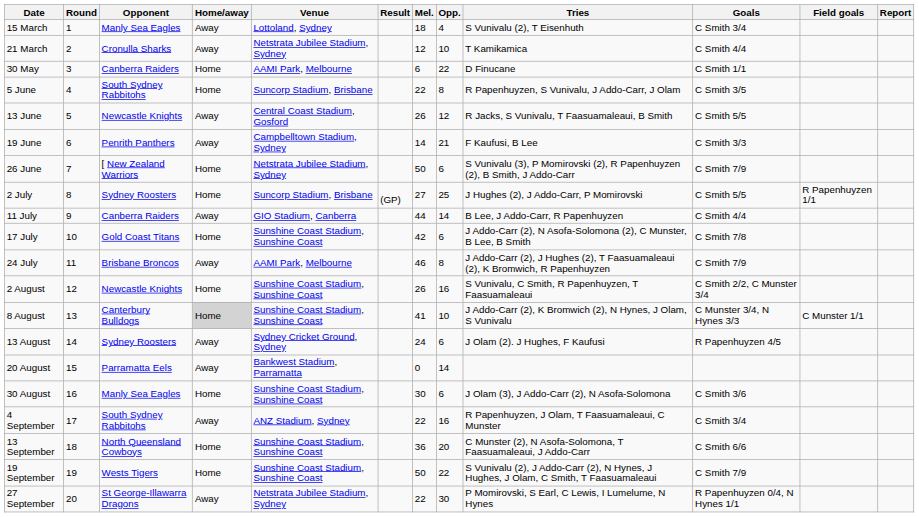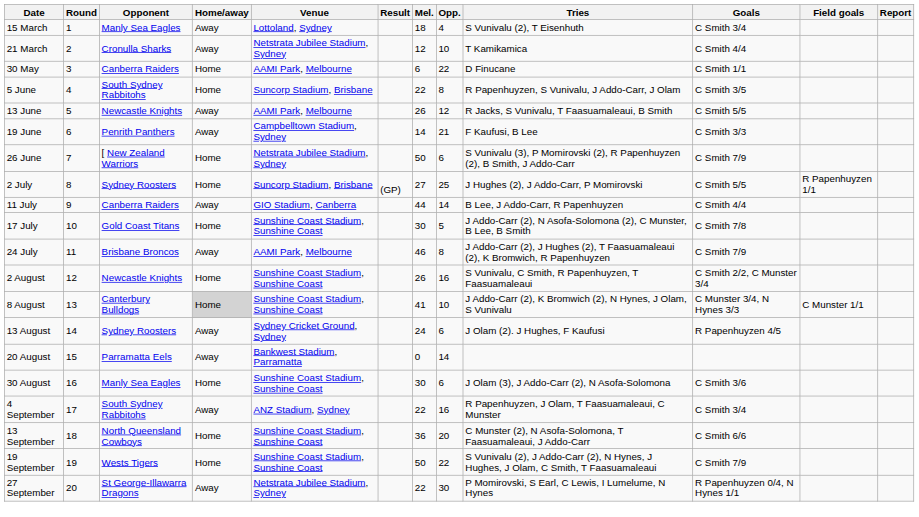(304, 116) Central Coast Stadium, Gosford -> (303, 110) AAMI Park, Melbourne
(420, 236) 42 -> (420, 225) 30
(441, 236) 6 -> (441, 225) 5
